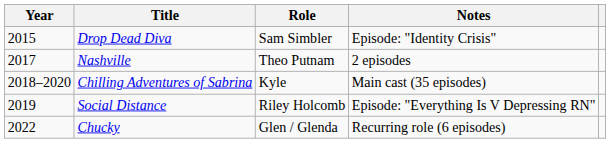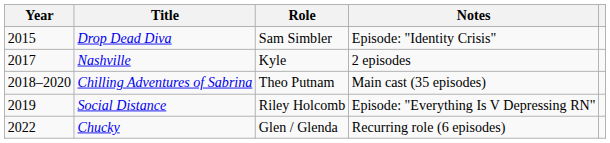(297, 60) Theo Putnam -> (273, 60) Kyle
(273, 82) Kyle -> (297, 82) Theo Putnam
